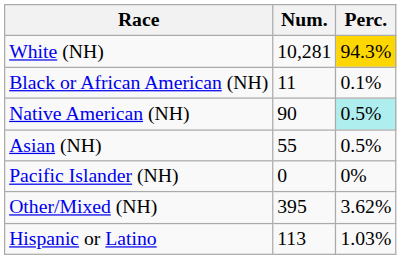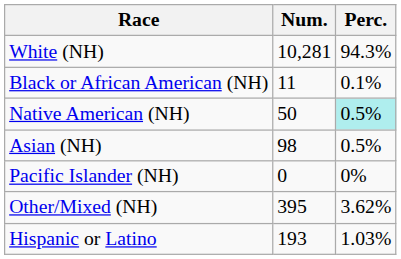(366, 51) gold background -> (366, 51) no background
(287, 113) 90 -> (287, 113) 50
(287, 144) 55 -> (287, 144) 98
(292, 238) 113 -> (292, 238) 193
